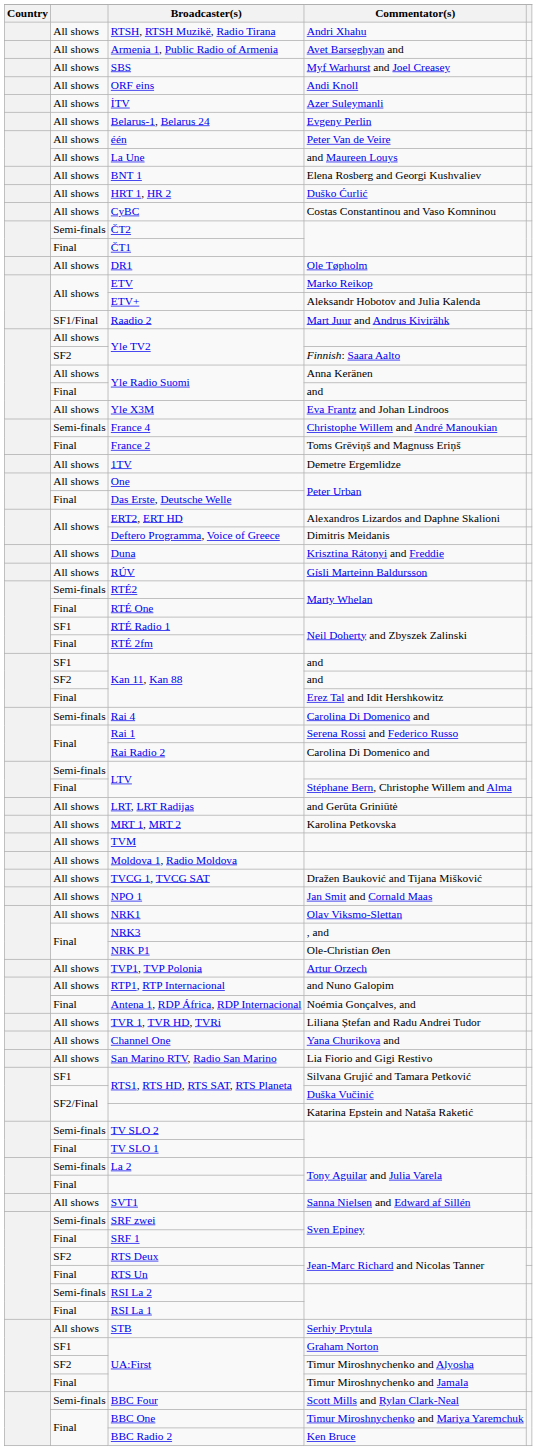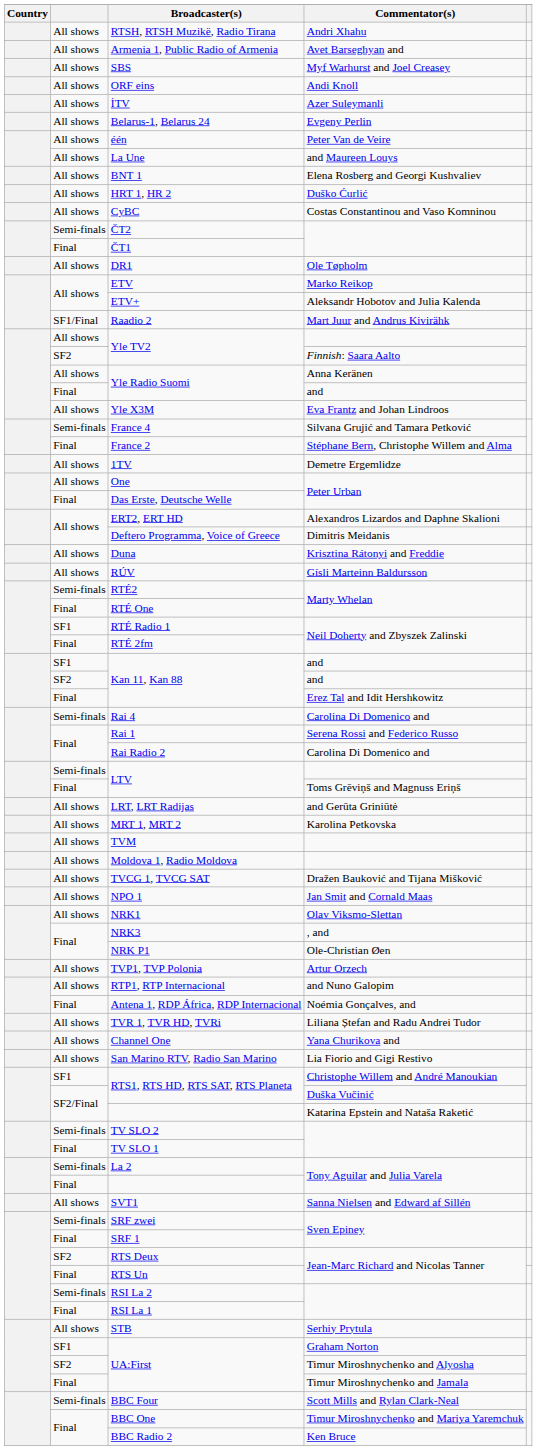(402, 427) Christophe Willem and André Manoukian -> (389, 427) Silvana Grujić and Tamara Petković
(384, 445) Toms Grēviņš and Magnuss Eriņš -> (409, 445) Stéphane Bern, Christophe Willem and Alma
(409, 788) Stéphane Bern, Christophe Willem and Alma -> (384, 788) Toms Grēviņš and Magnuss Eriņš
(389, 1076) Silvana Grujić and Tamara Petković -> (402, 1076) Christophe Willem and André Manoukian
